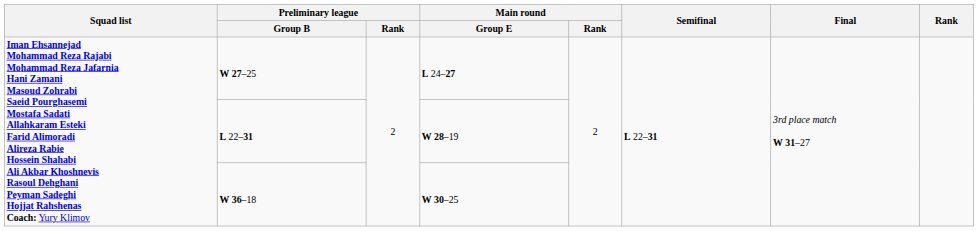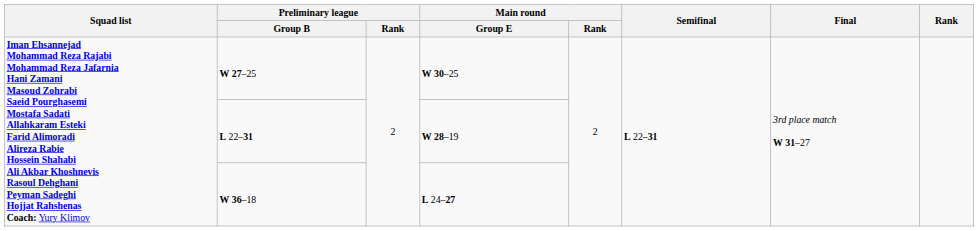(439, 74) L 24–27 -> (440, 74) W 30–25
(440, 200) W 30–25 -> (439, 200) L 24–27
